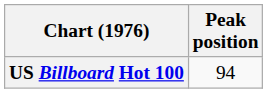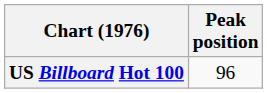(226, 72) 94 -> (226, 72) 96
